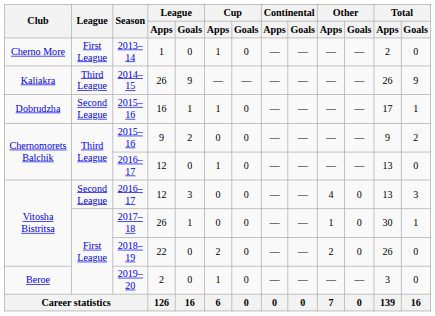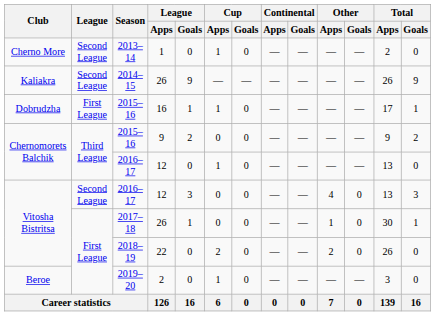(92, 52) First League -> (92, 52) Second League
(92, 80) Third League -> (92, 80) Second League
(92, 109) Second League -> (92, 109) First League
